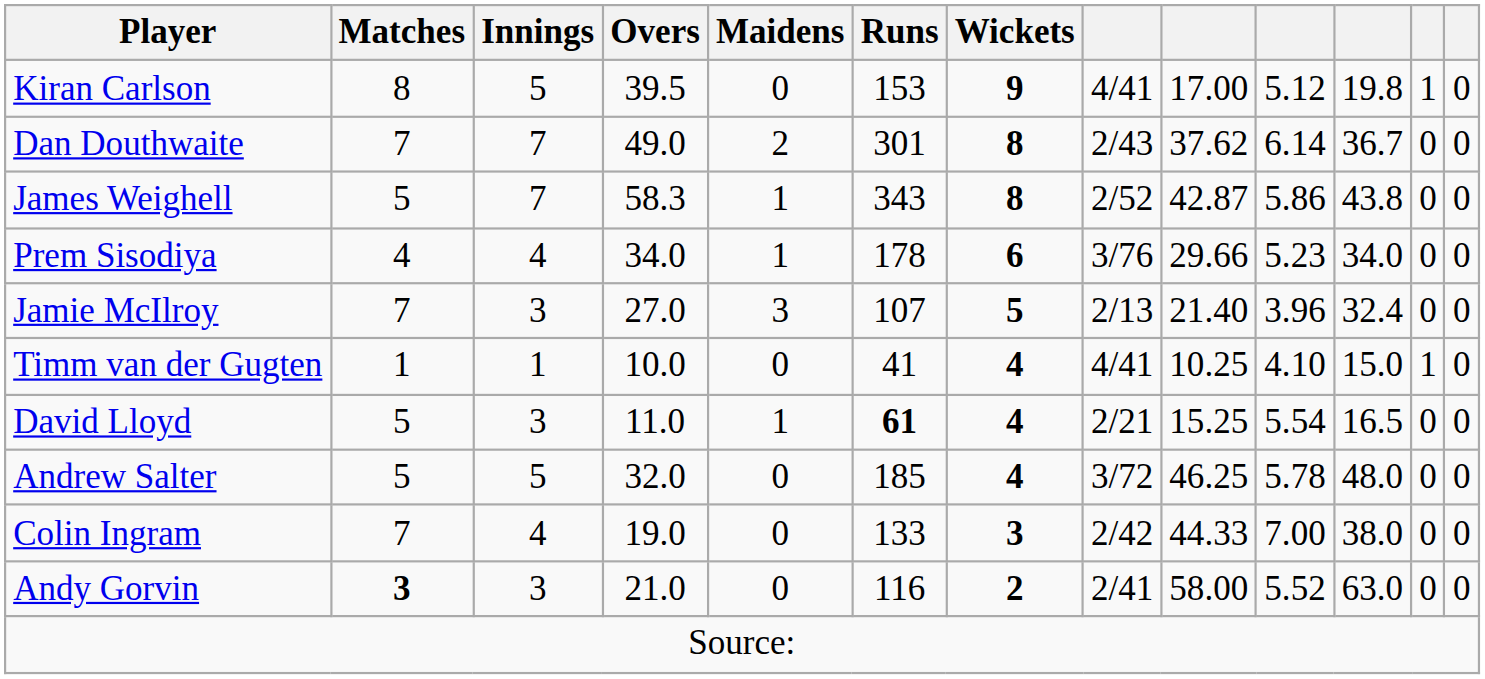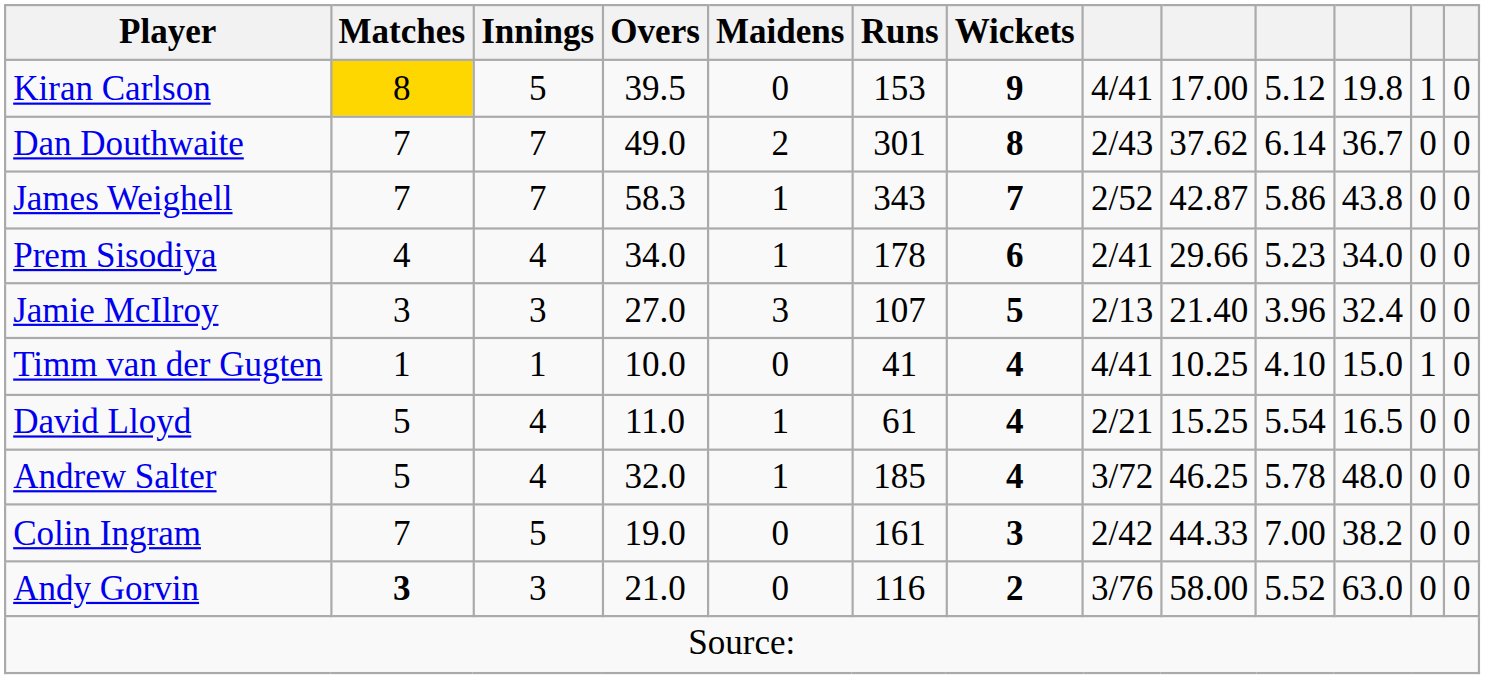(402, 87) no background -> (402, 87) gold background
(402, 198) 5 -> (402, 198) 7
(1015, 198) 8 -> (1015, 198) 7
(1122, 254) 3/76 -> (1122, 254) 2/41
(402, 310) 7 -> (402, 310) 3
(538, 421) 3 -> (538, 421) 4
(900, 421) bold -> (900, 421) normal
(538, 476) 5 -> (538, 476) 4
(780, 476) 0 -> (780, 476) 1
(538, 532) 4 -> (538, 532) 5
(900, 532) 133 -> (900, 532) 161
(1372, 532) 38.0 -> (1372, 532) 38.2
(1122, 587) 2/41 -> (1122, 587) 3/76
